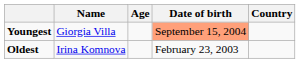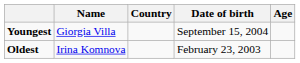columns swapped: (272, 13) <-> (140, 13)
(200, 31) lightsalmon background -> (223, 31) no background
